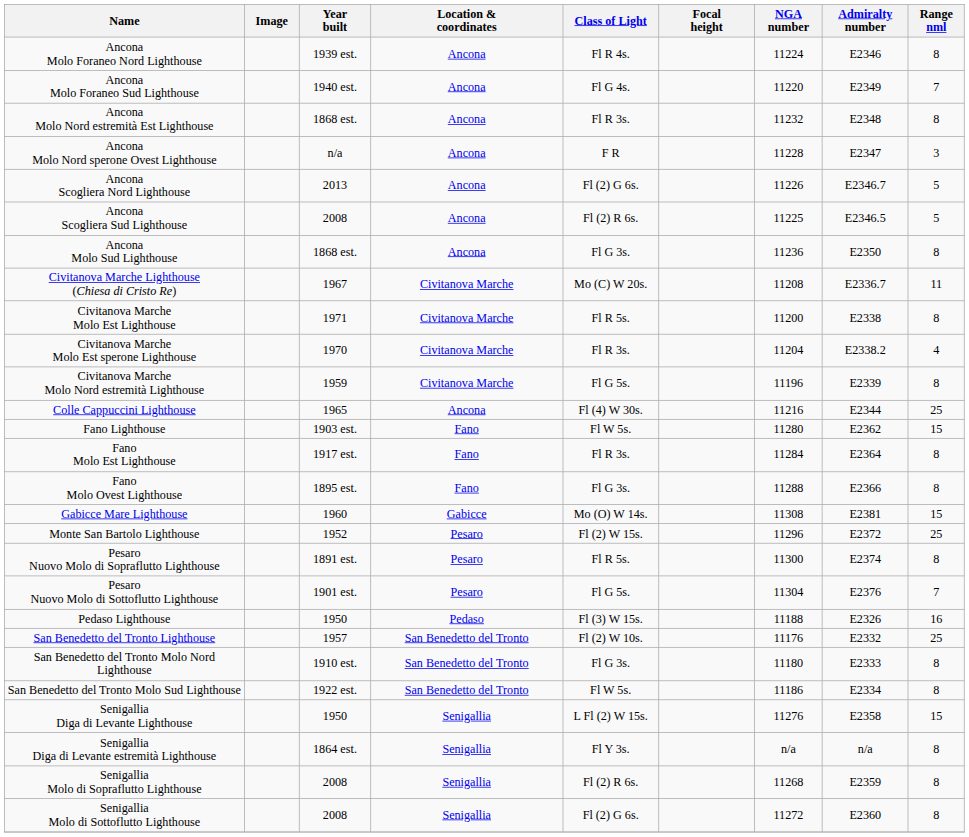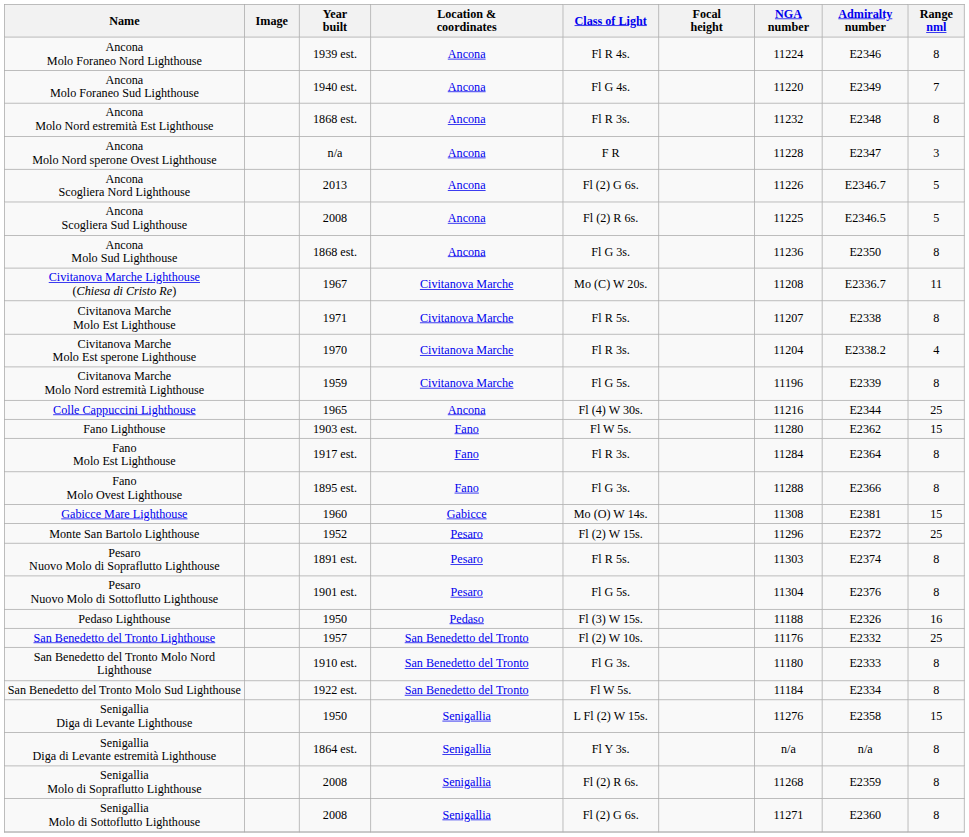(788, 317) 11200 -> (788, 317) 11207
(788, 559) 11300 -> (788, 559) 11303
(936, 592) 7 -> (936, 592) 8
(788, 690) 11186 -> (788, 690) 11184
(788, 815) 11272 -> (788, 815) 11271
